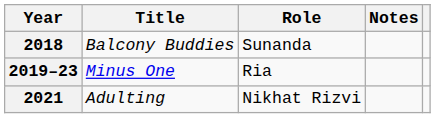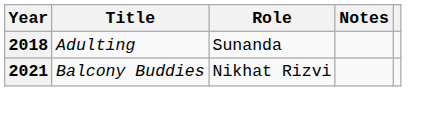(160, 45) Balcony Buddies -> (96, 45) Adulting
- row: (43, 72)
(125, 99) Adulting -> (130, 72) Balcony Buddies
